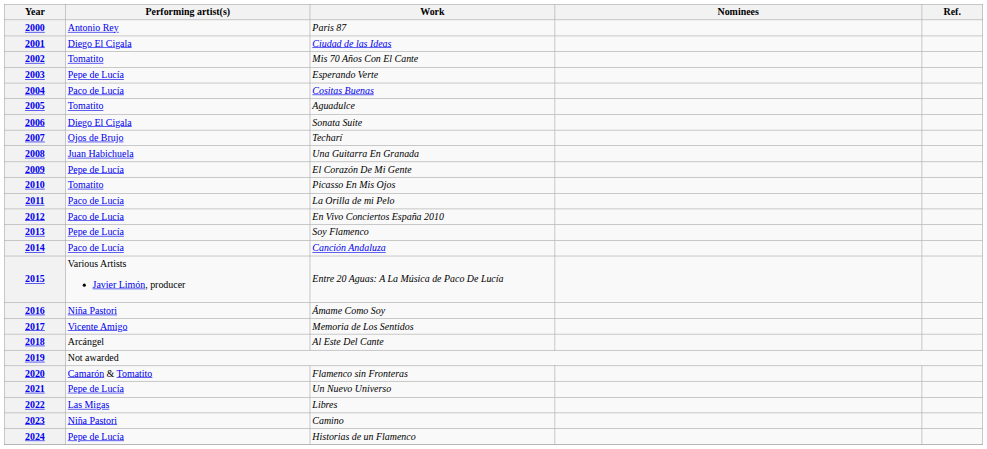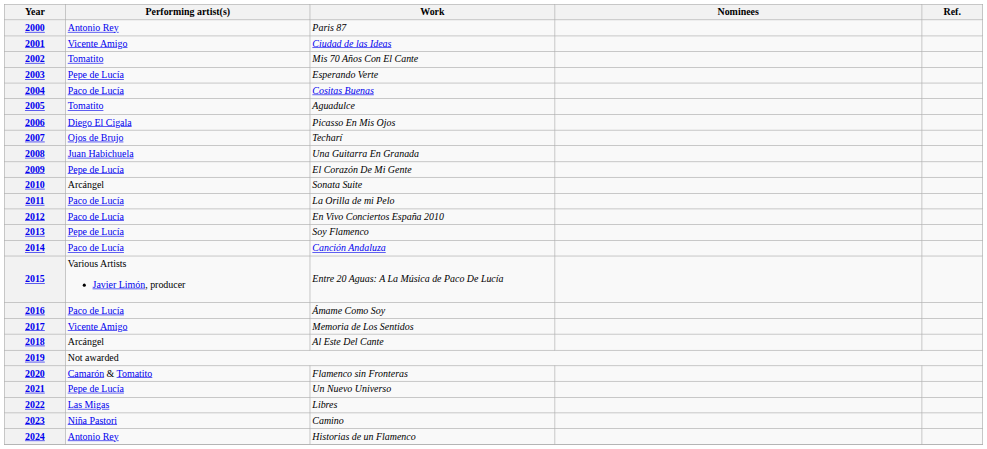(100, 43) Diego El Cigala -> (98, 43) Vicente Amigo
(337, 122) Sonata Suite -> (354, 122) Picasso En Mis Ojos
(86, 185) Tomatito -> (86, 185) Arcángel
(354, 185) Picasso En Mis Ojos -> (337, 185) Sonata Suite
(92, 310) Niña Pastori -> (96, 310) Paco de Lucía
(96, 436) Pepe de Lucía -> (93, 436) Antonio Rey
